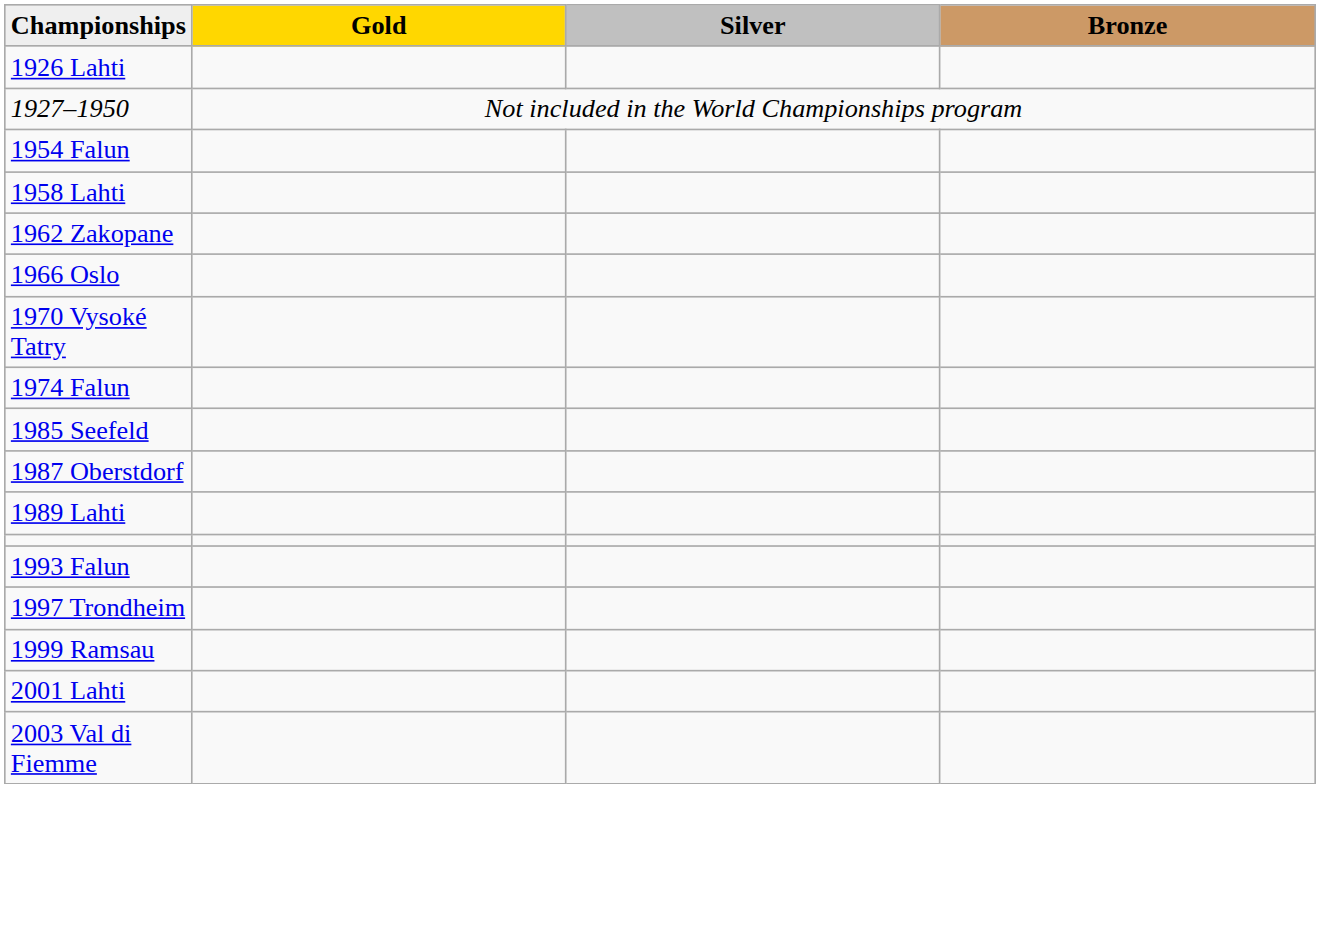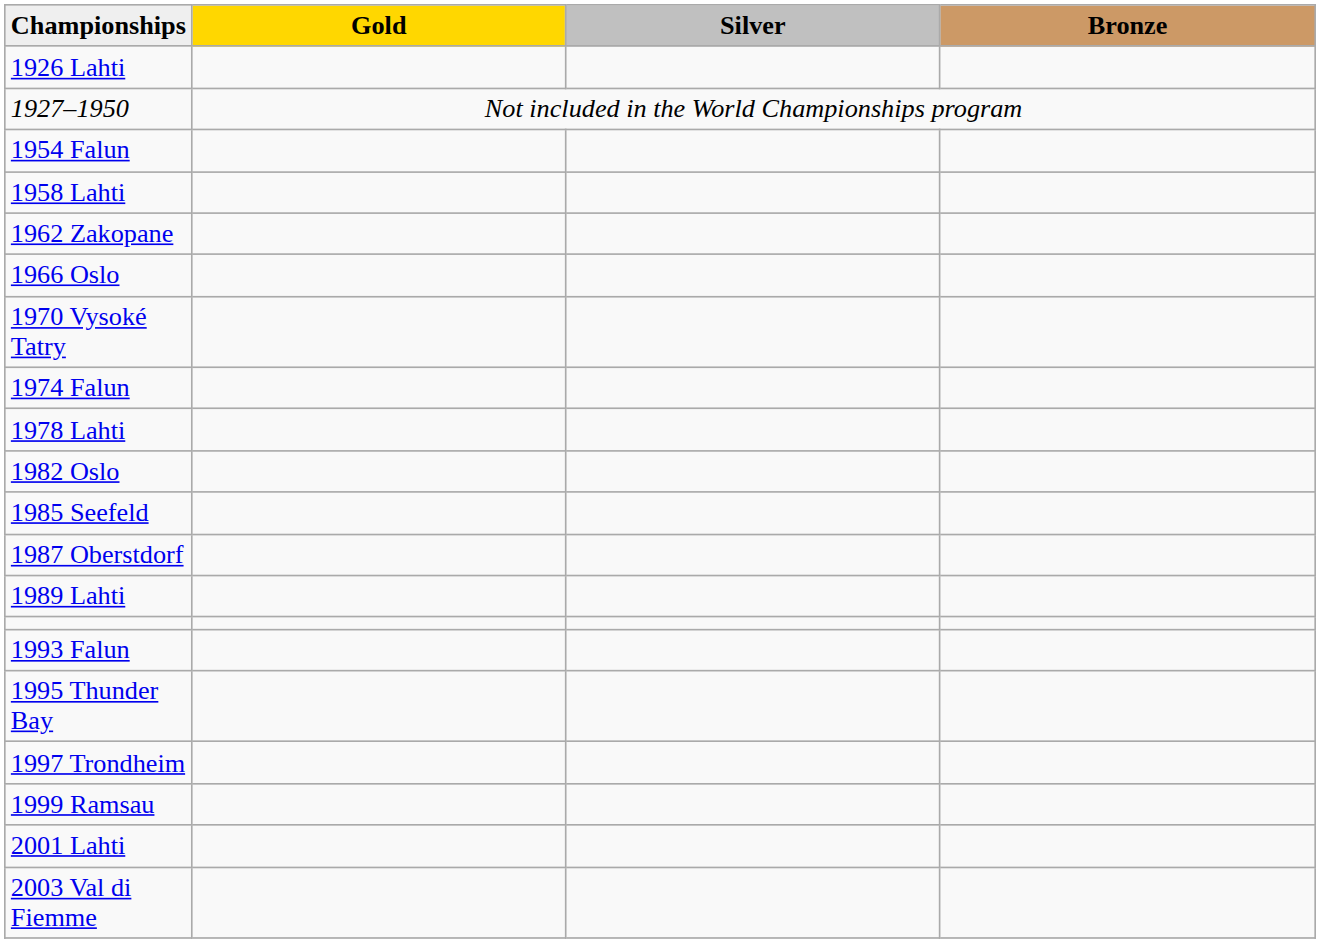+ row: (68, 429)
+ row: (65, 470)
+ row: (85, 705)
